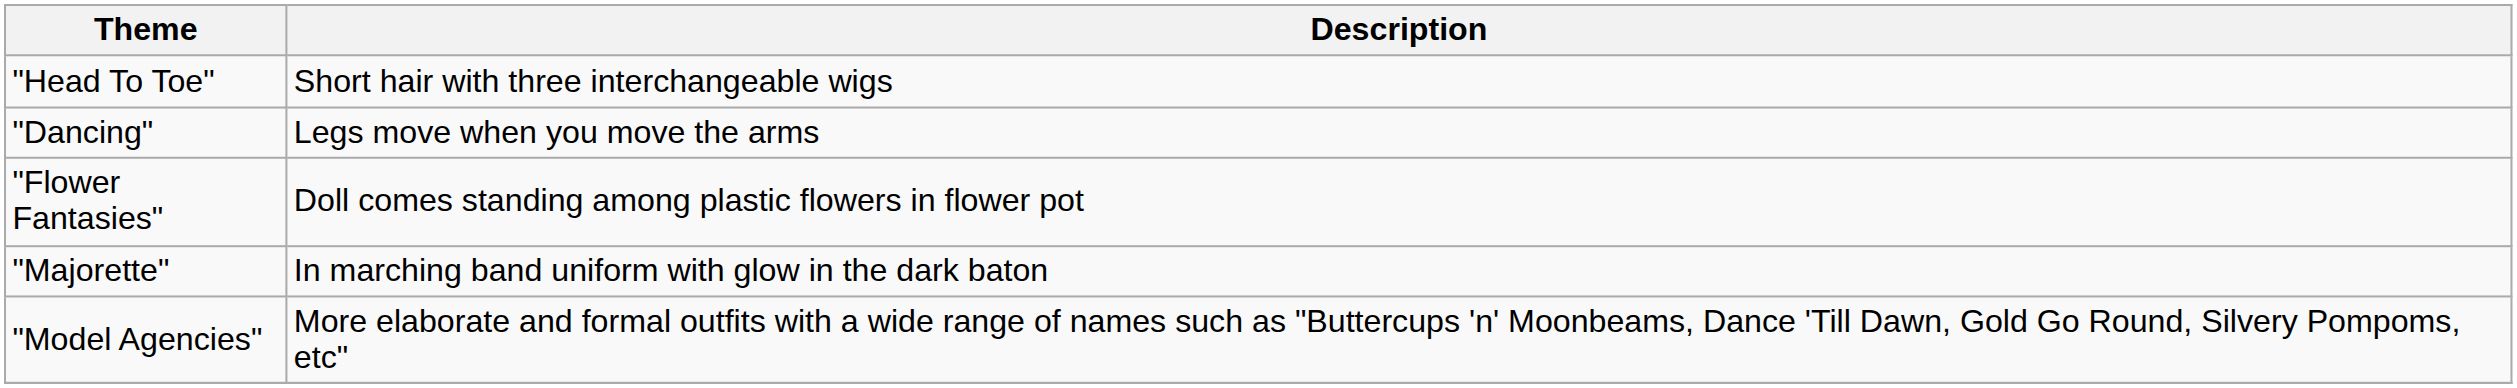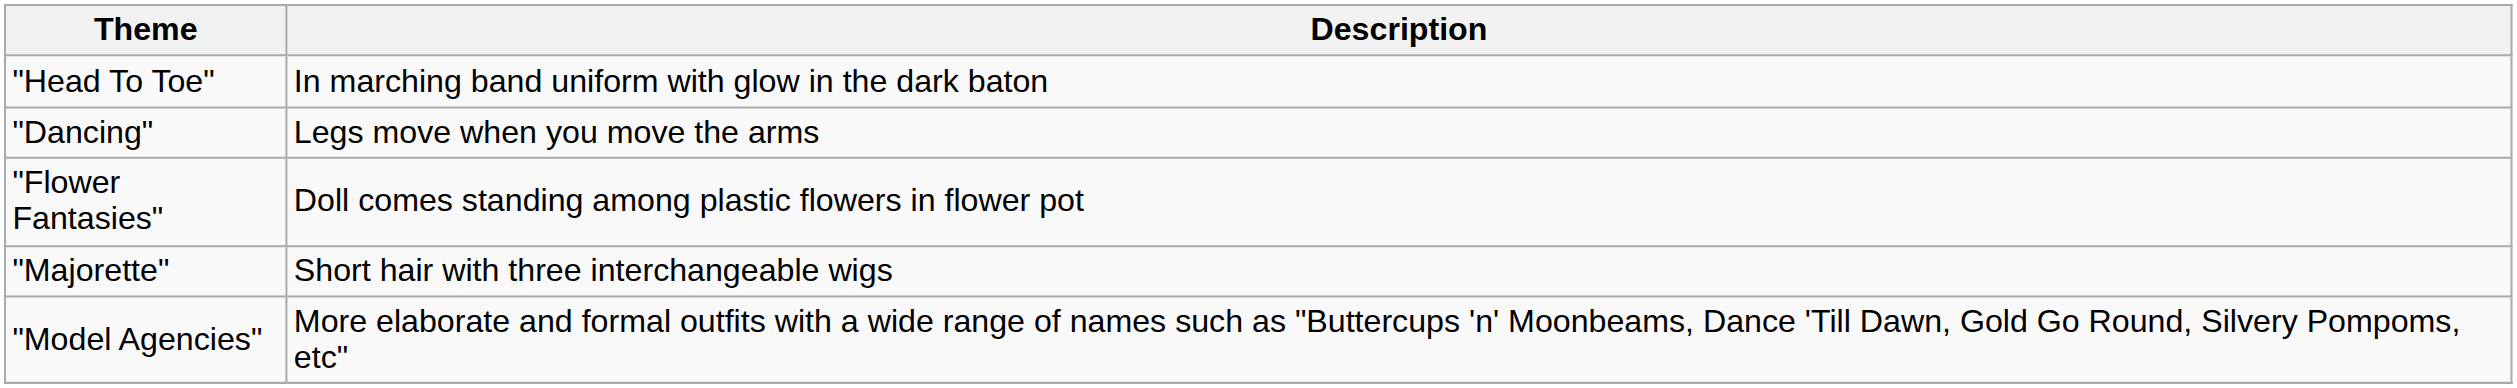(593, 81) Short hair with three interchangeable wigs -> (671, 81) In marching band uniform with glow in the dark baton
(671, 270) In marching band uniform with glow in the dark baton -> (593, 270) Short hair with three interchangeable wigs
